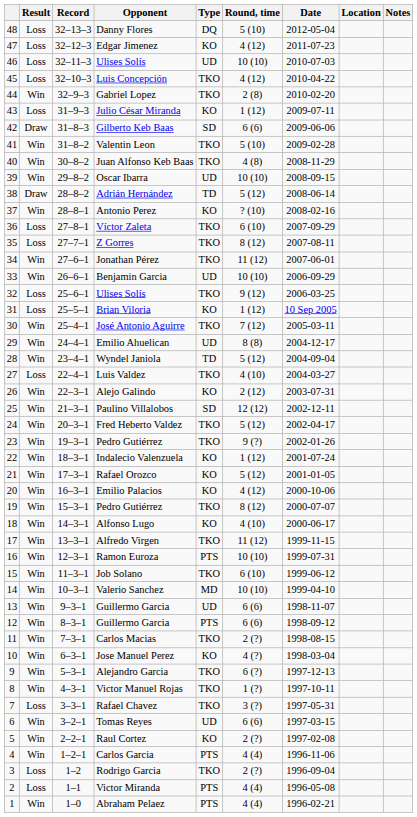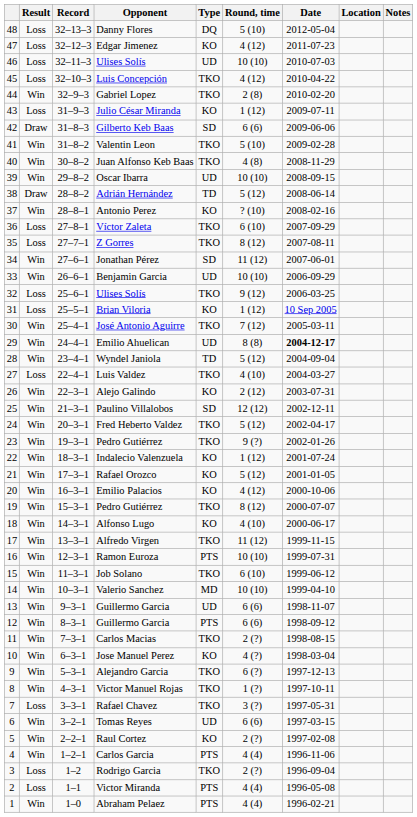(209, 260) TKO -> (209, 260) SD
(311, 342) normal -> (311, 342) bold
